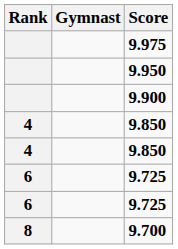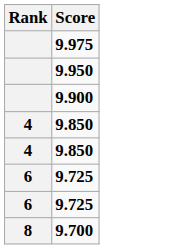- column: (88, 17)
